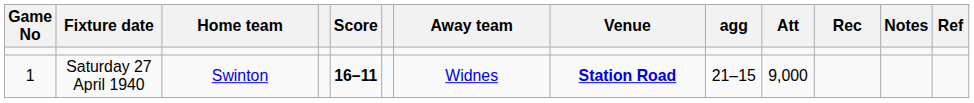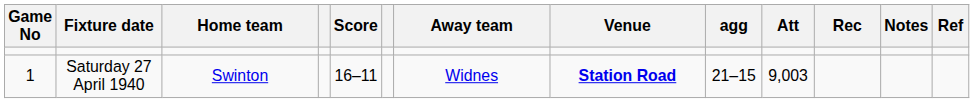(356, 76) bold -> (356, 76) normal
(788, 76) 9,000 -> (788, 76) 9,003
